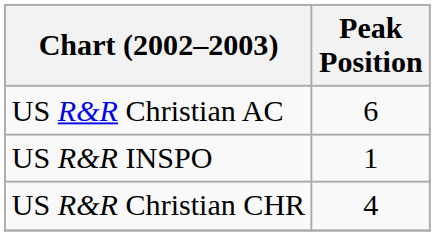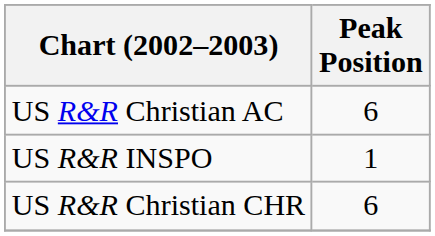(371, 205) 4 -> (371, 205) 6
